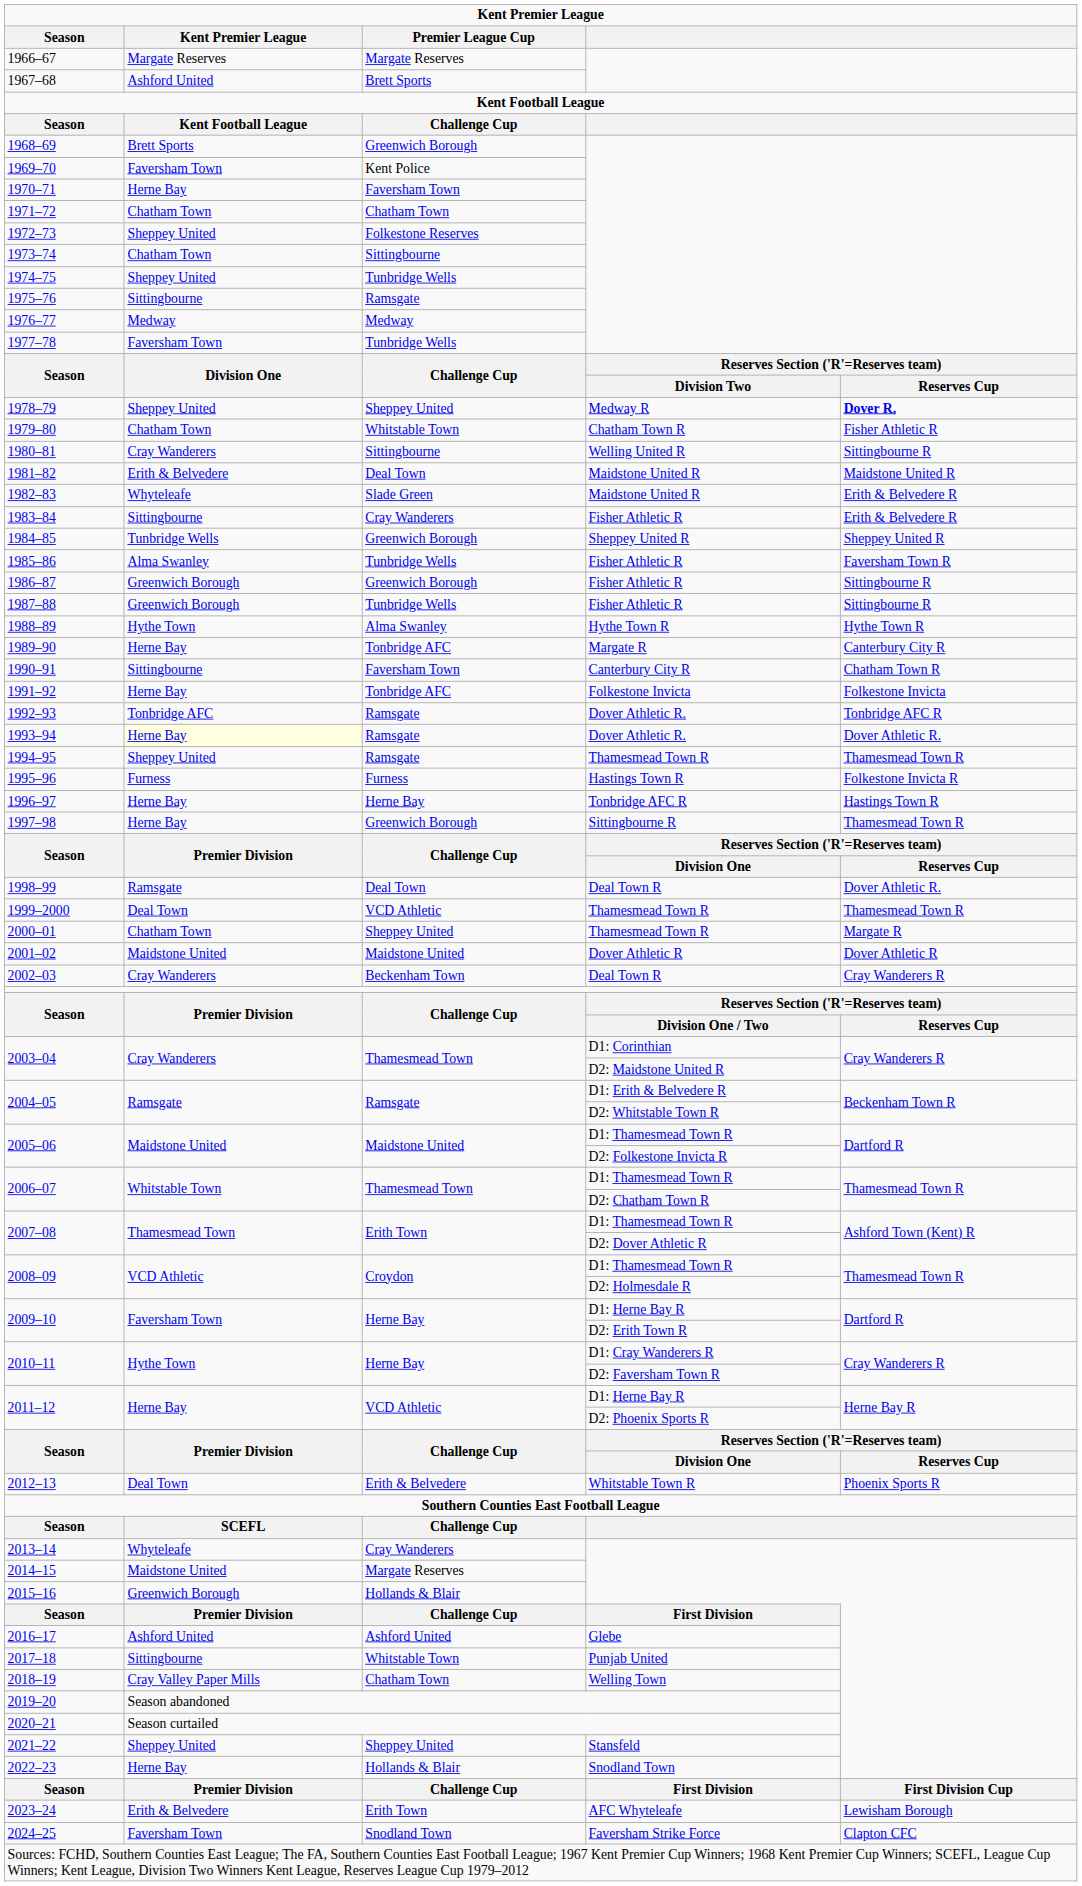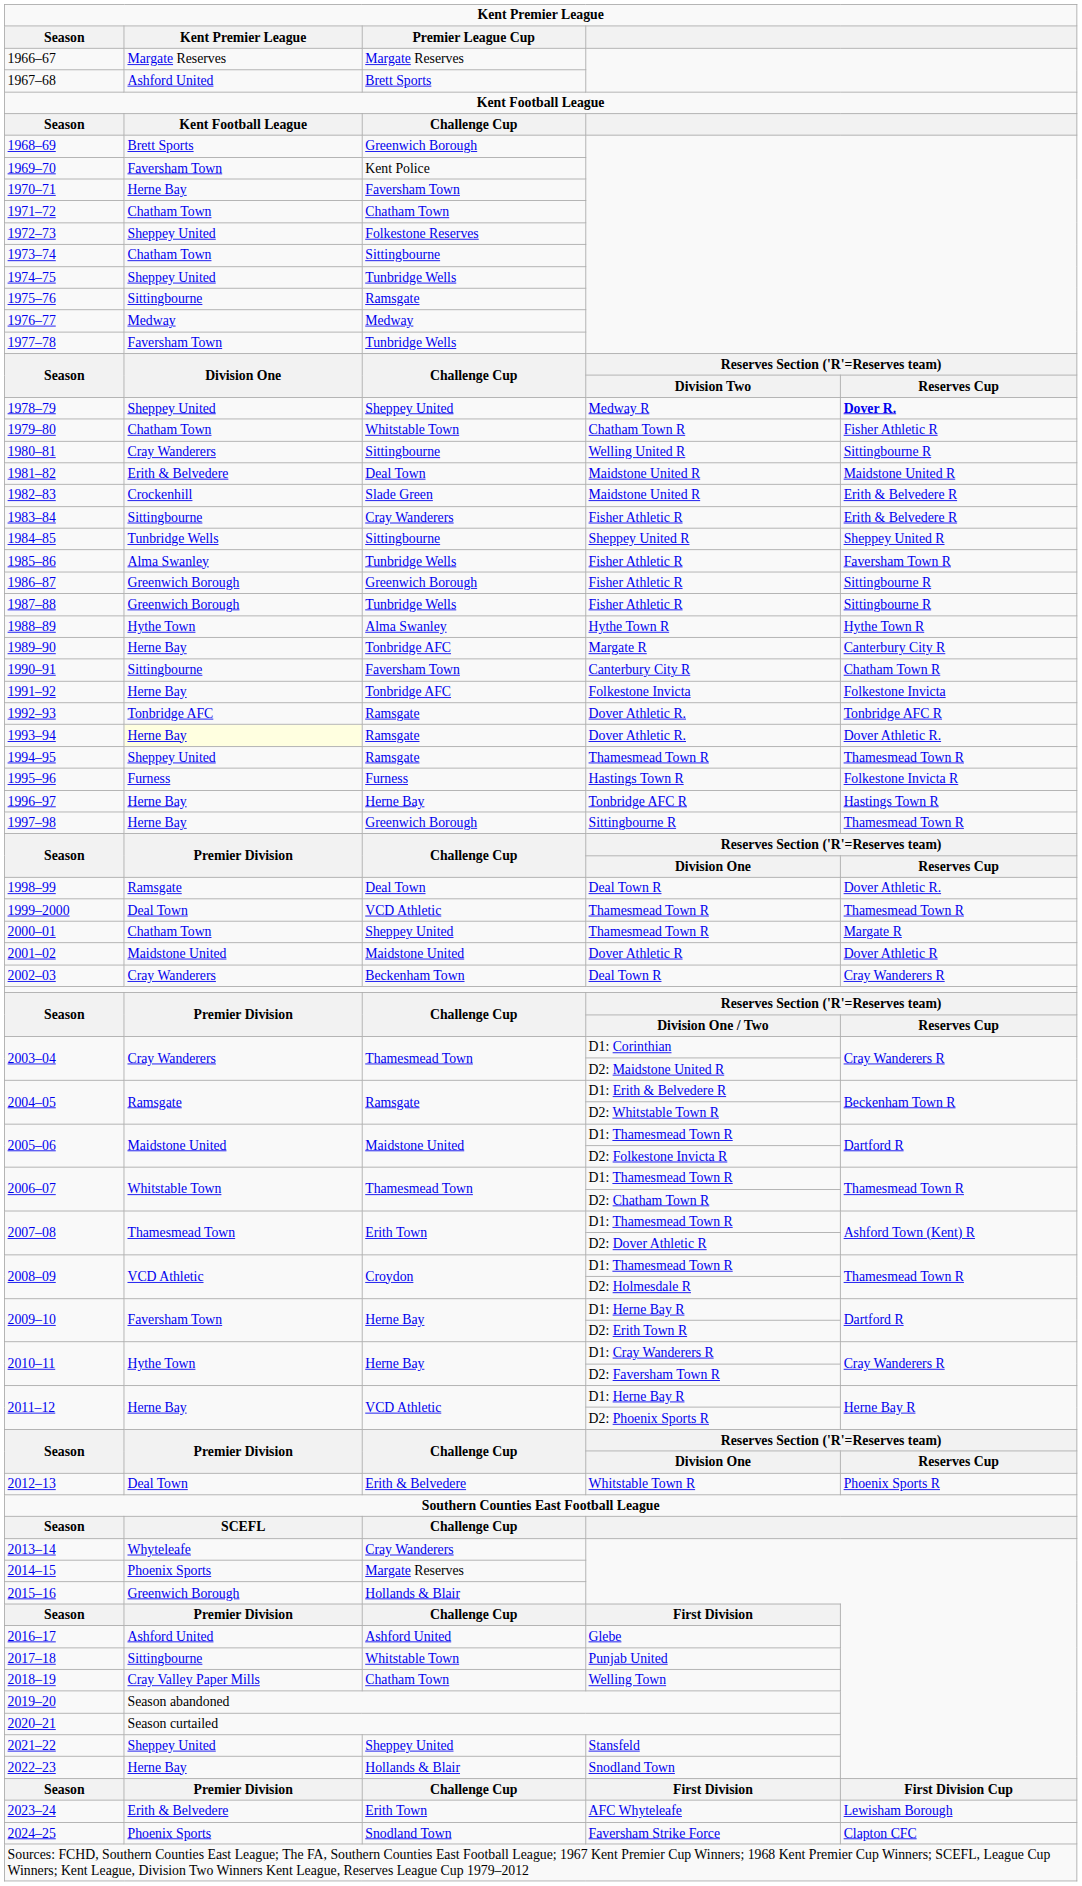(159, 495) Whyteleafe -> (160, 495) Crockenhill
(421, 539) Greenwich Borough -> (403, 539) Sittingbourne
(177, 1571) Maidstone United -> (169, 1571) Phoenix Sports
(175, 1833) Faversham Town -> (169, 1833) Phoenix Sports
